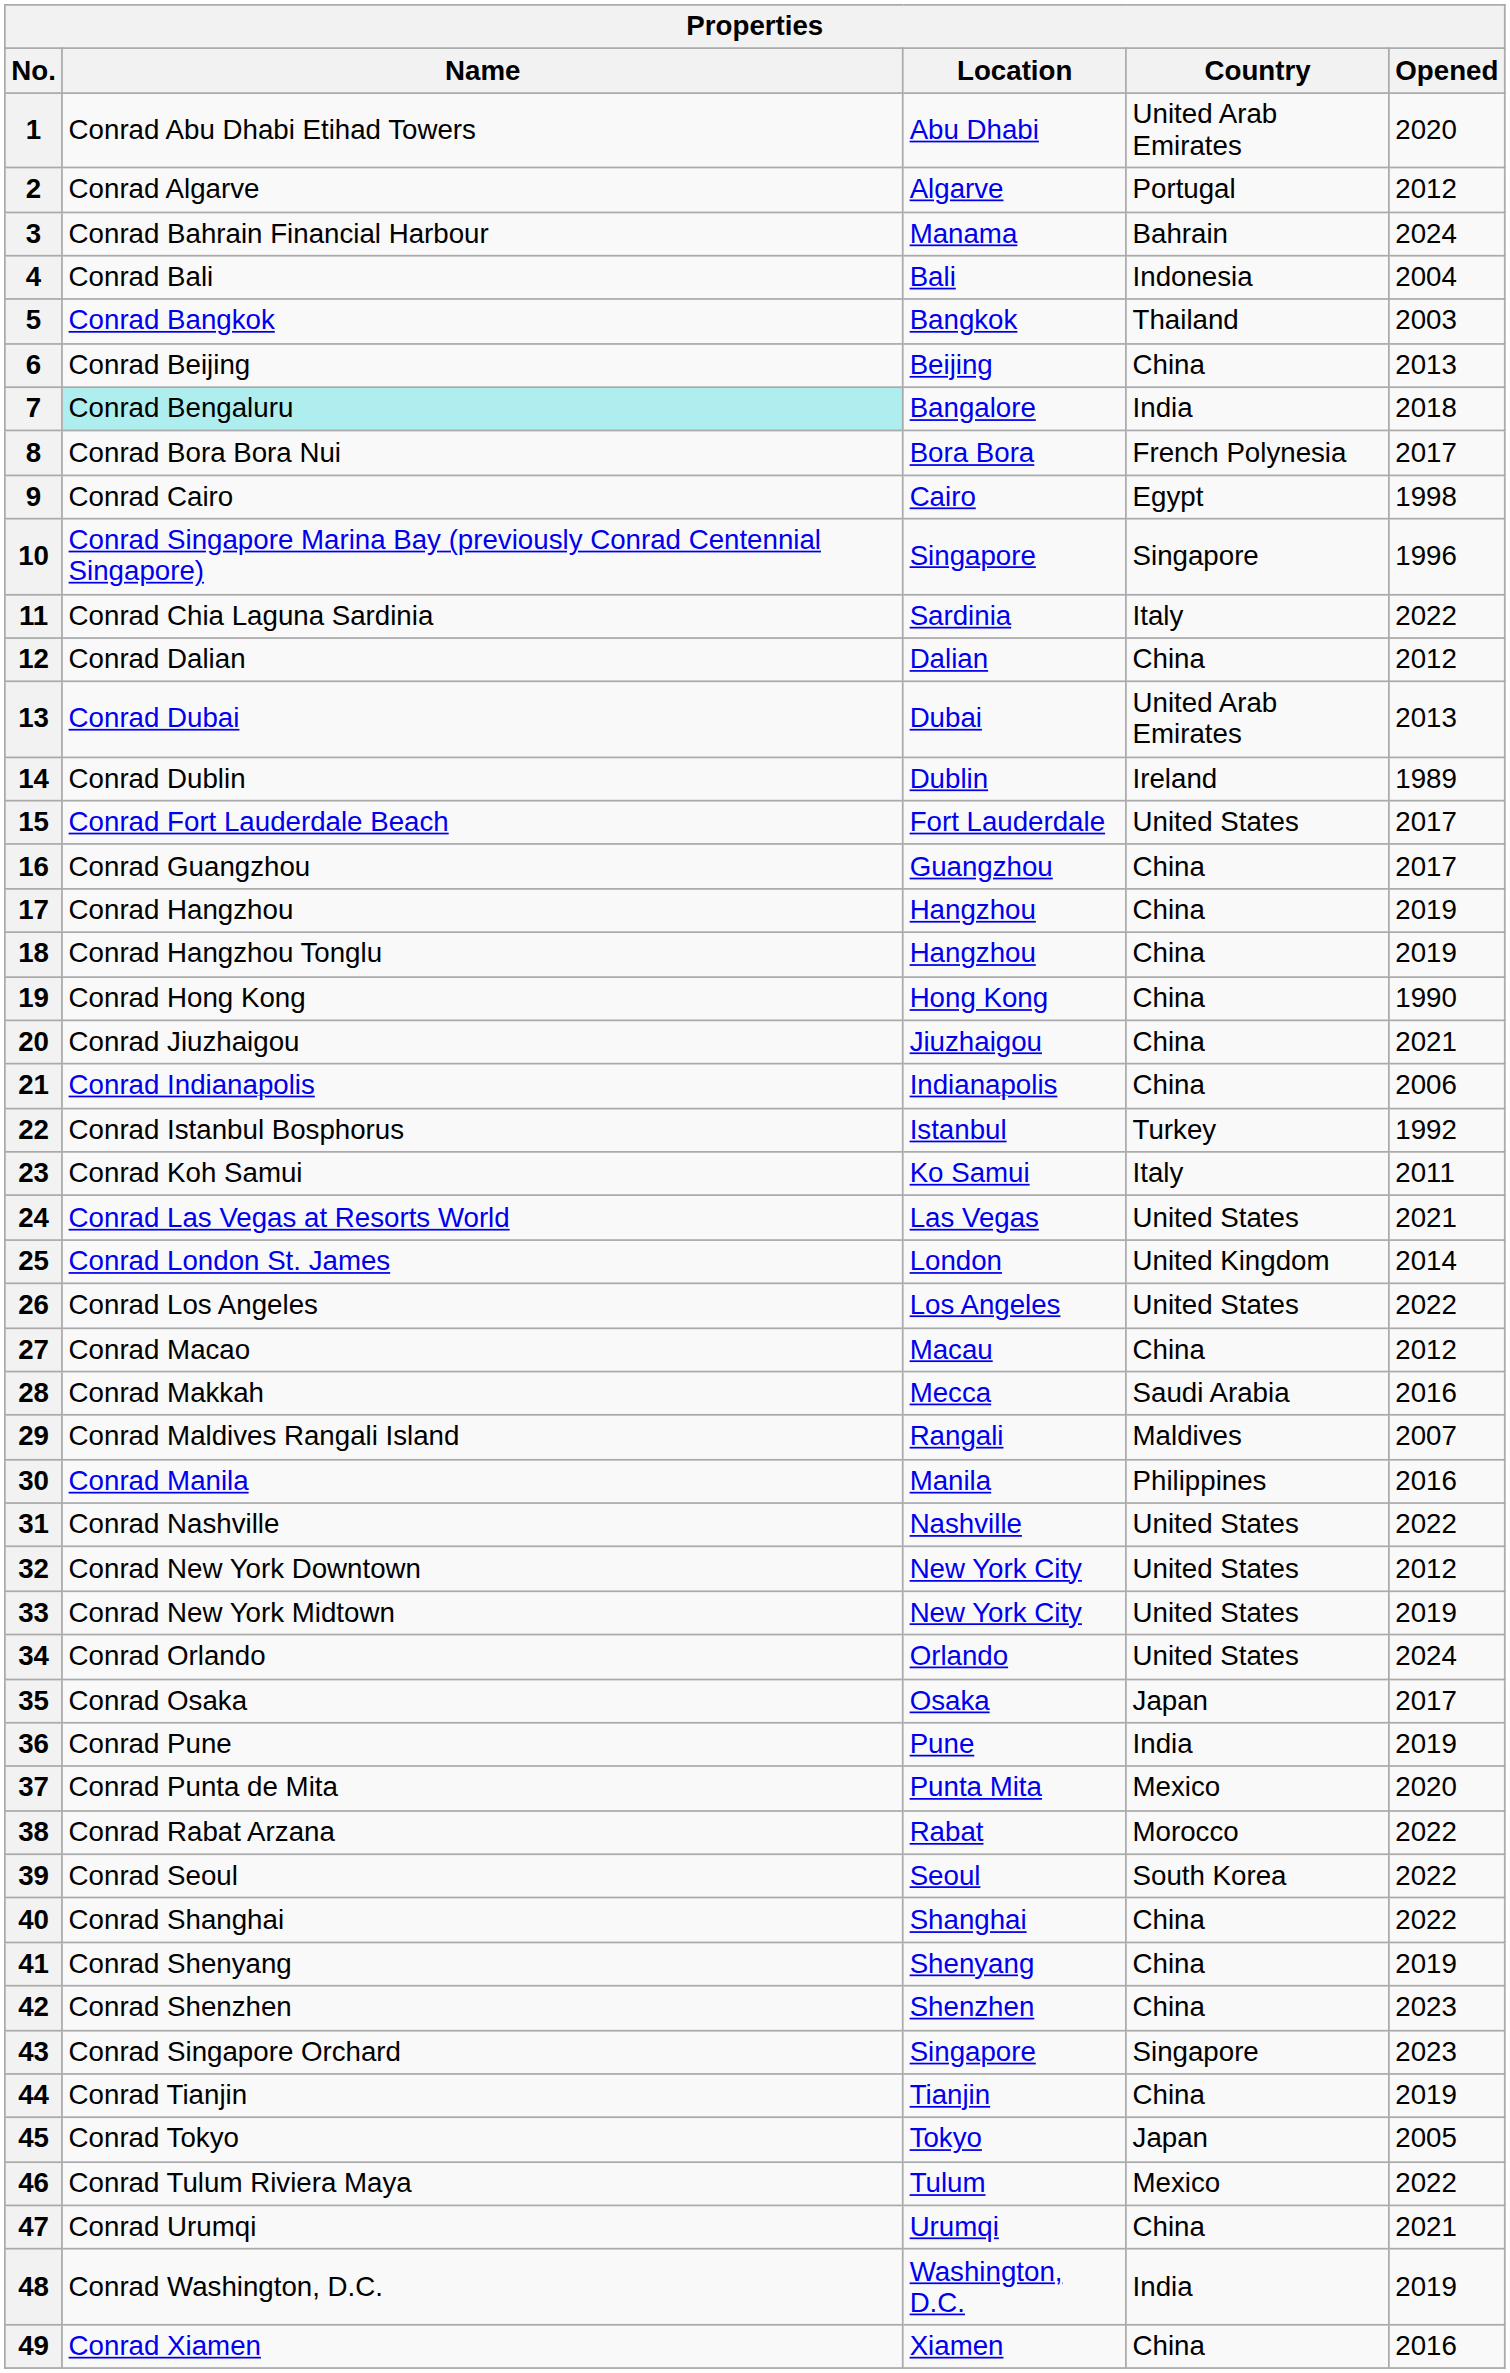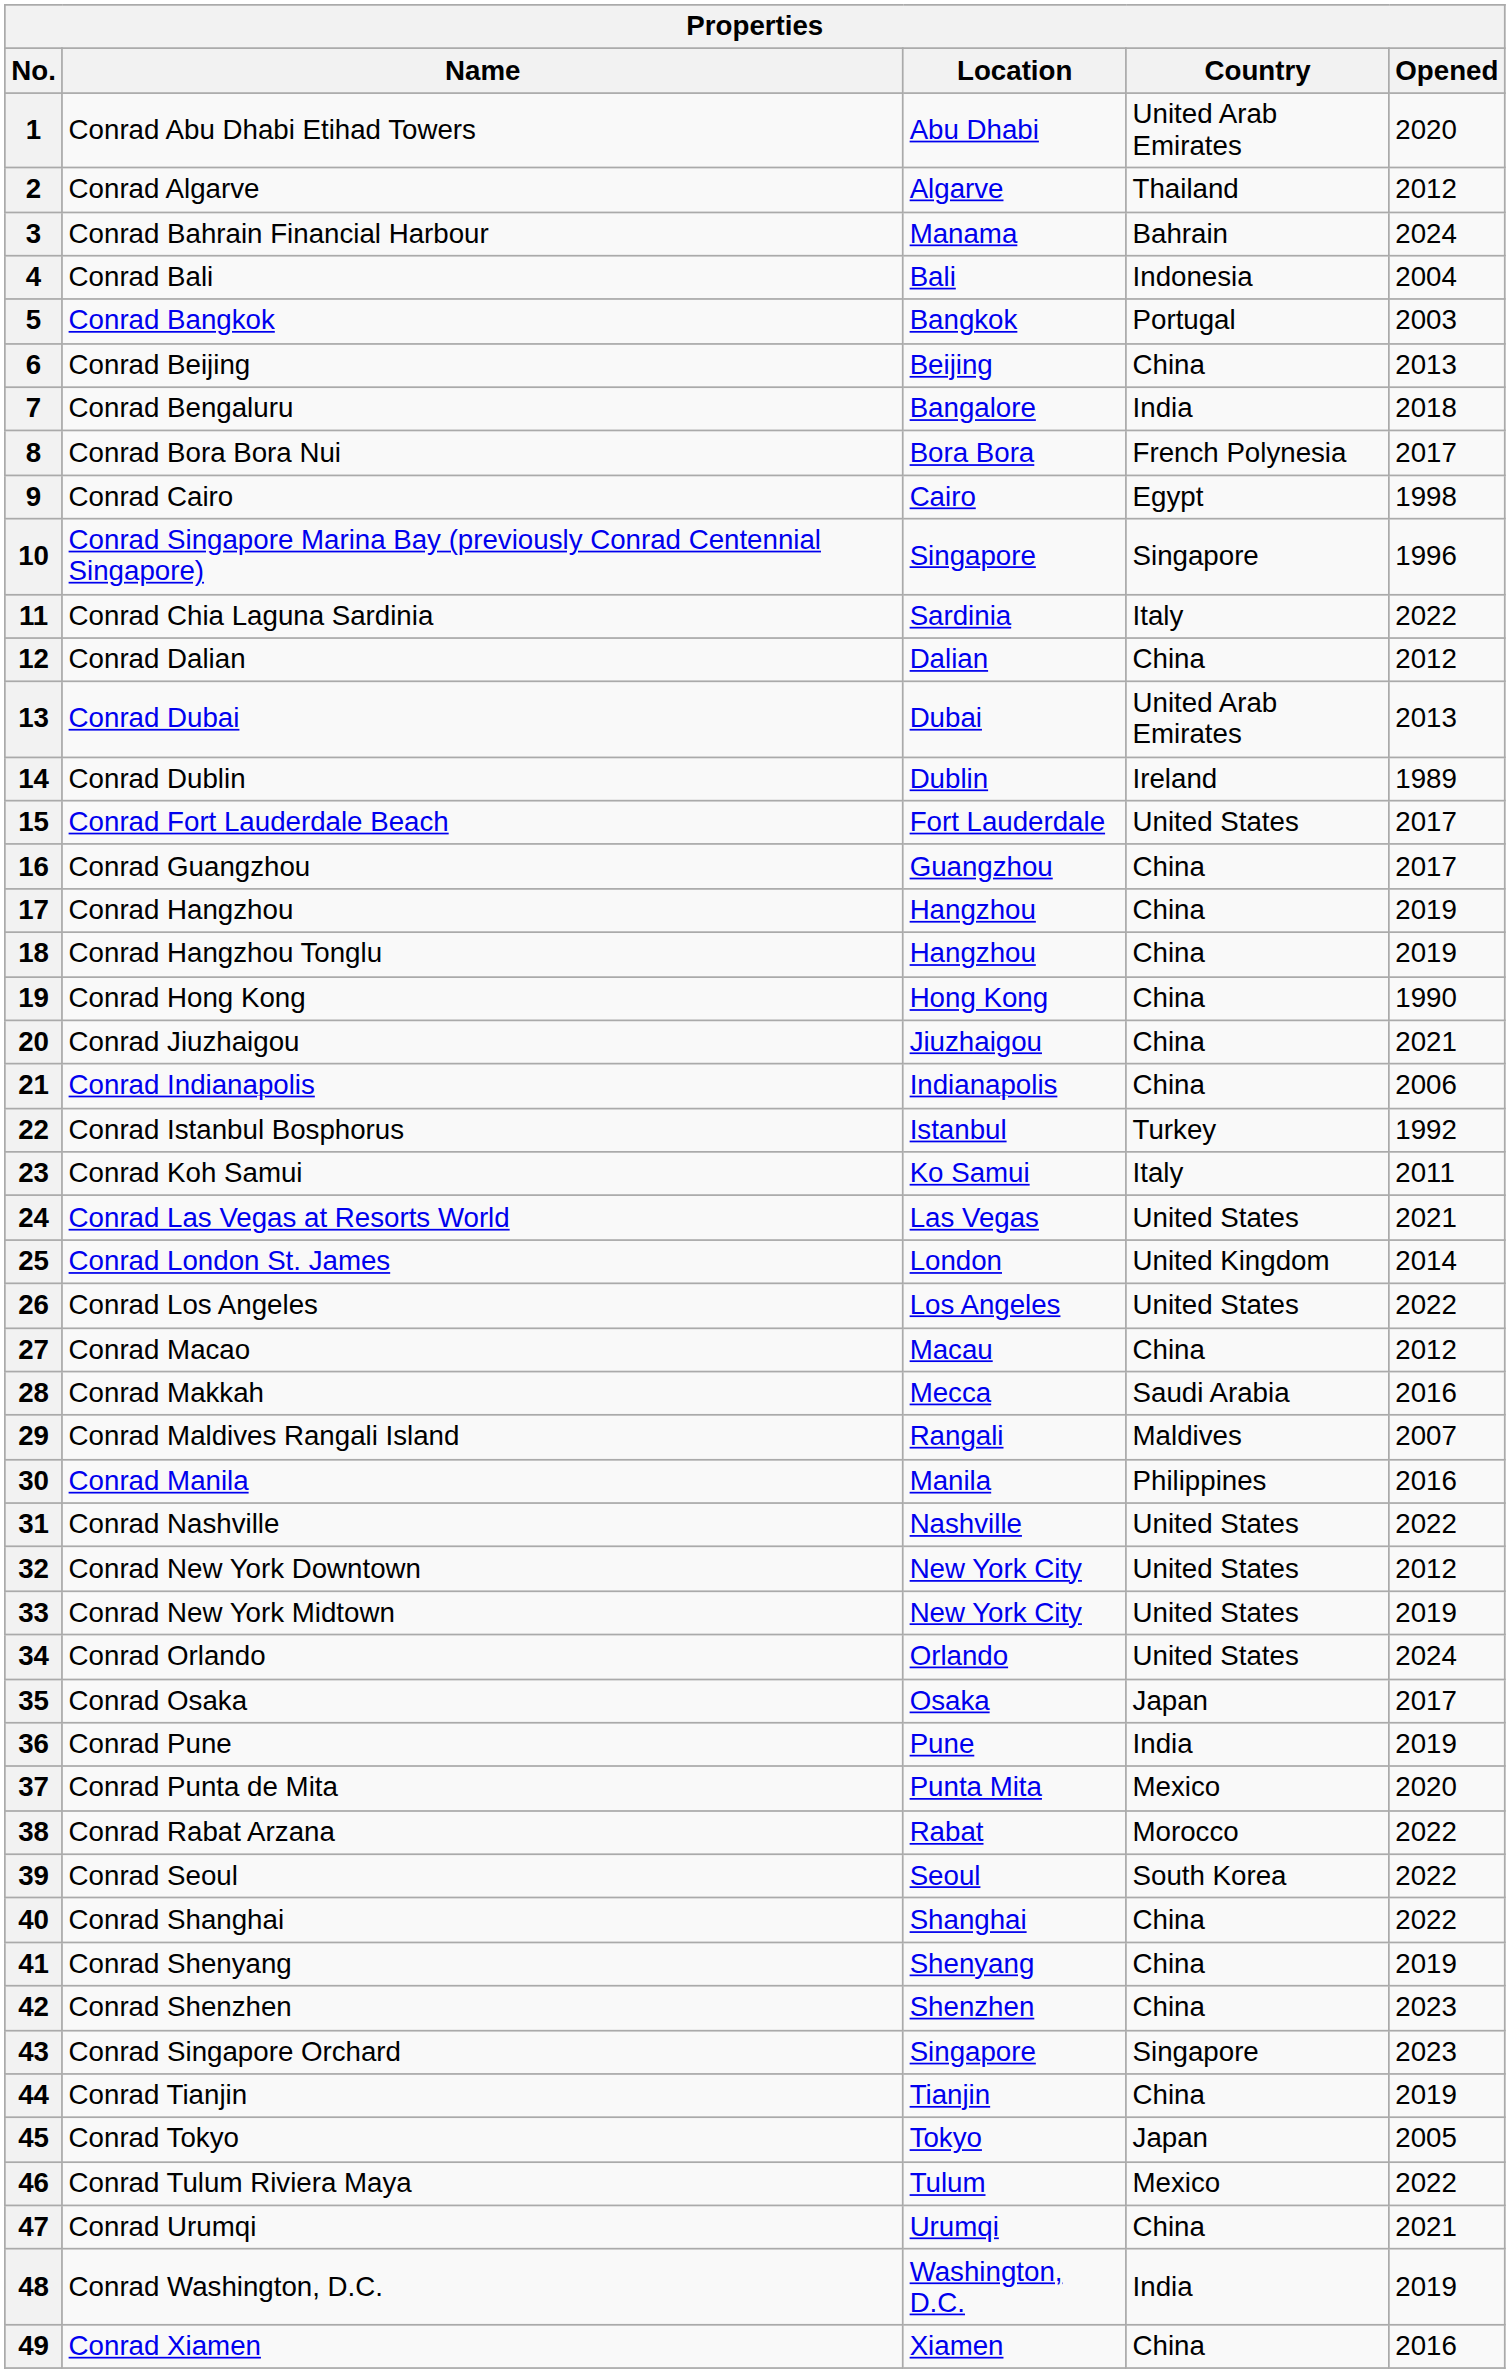(1184, 189) Portugal -> (1186, 189) Thailand
(1186, 320) Thailand -> (1184, 320) Portugal
(181, 408) paleturquoise background -> (181, 408) no background
